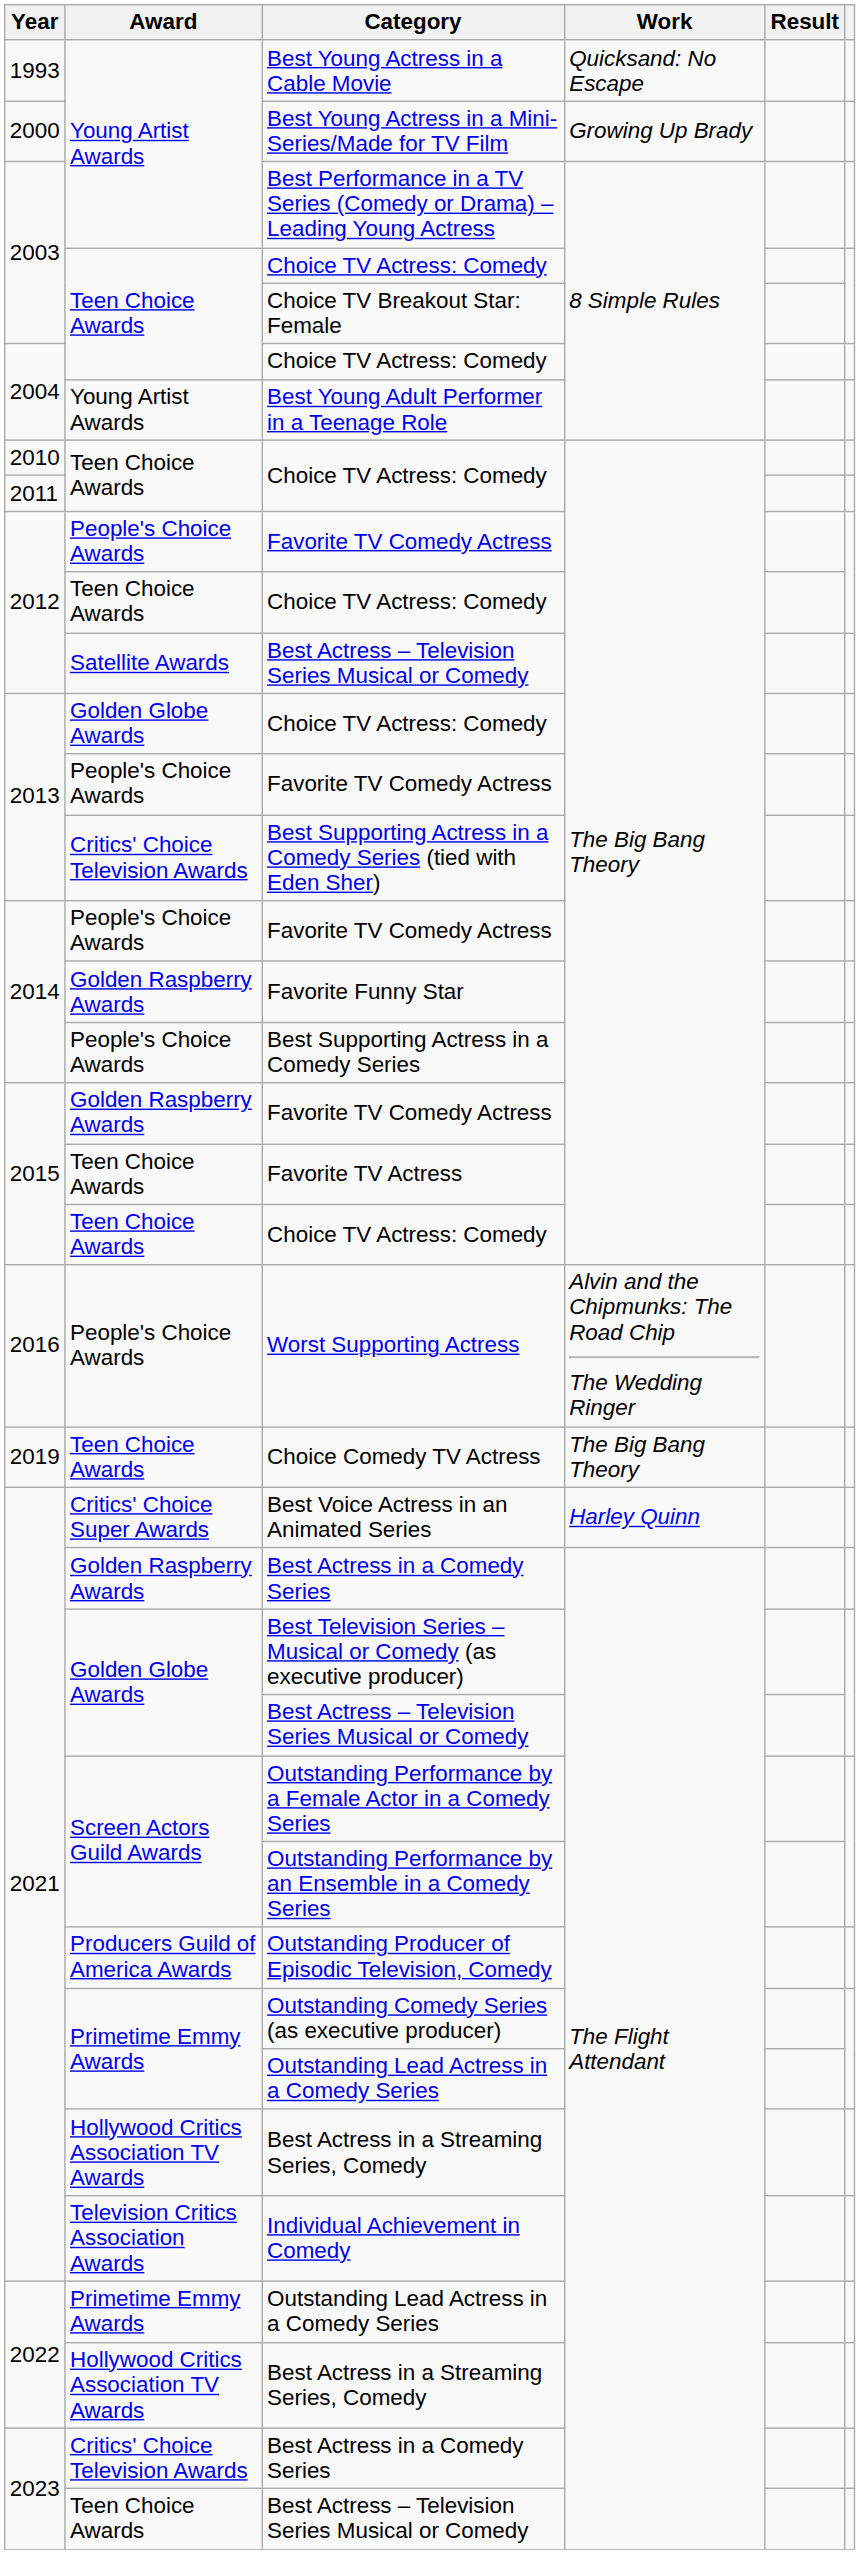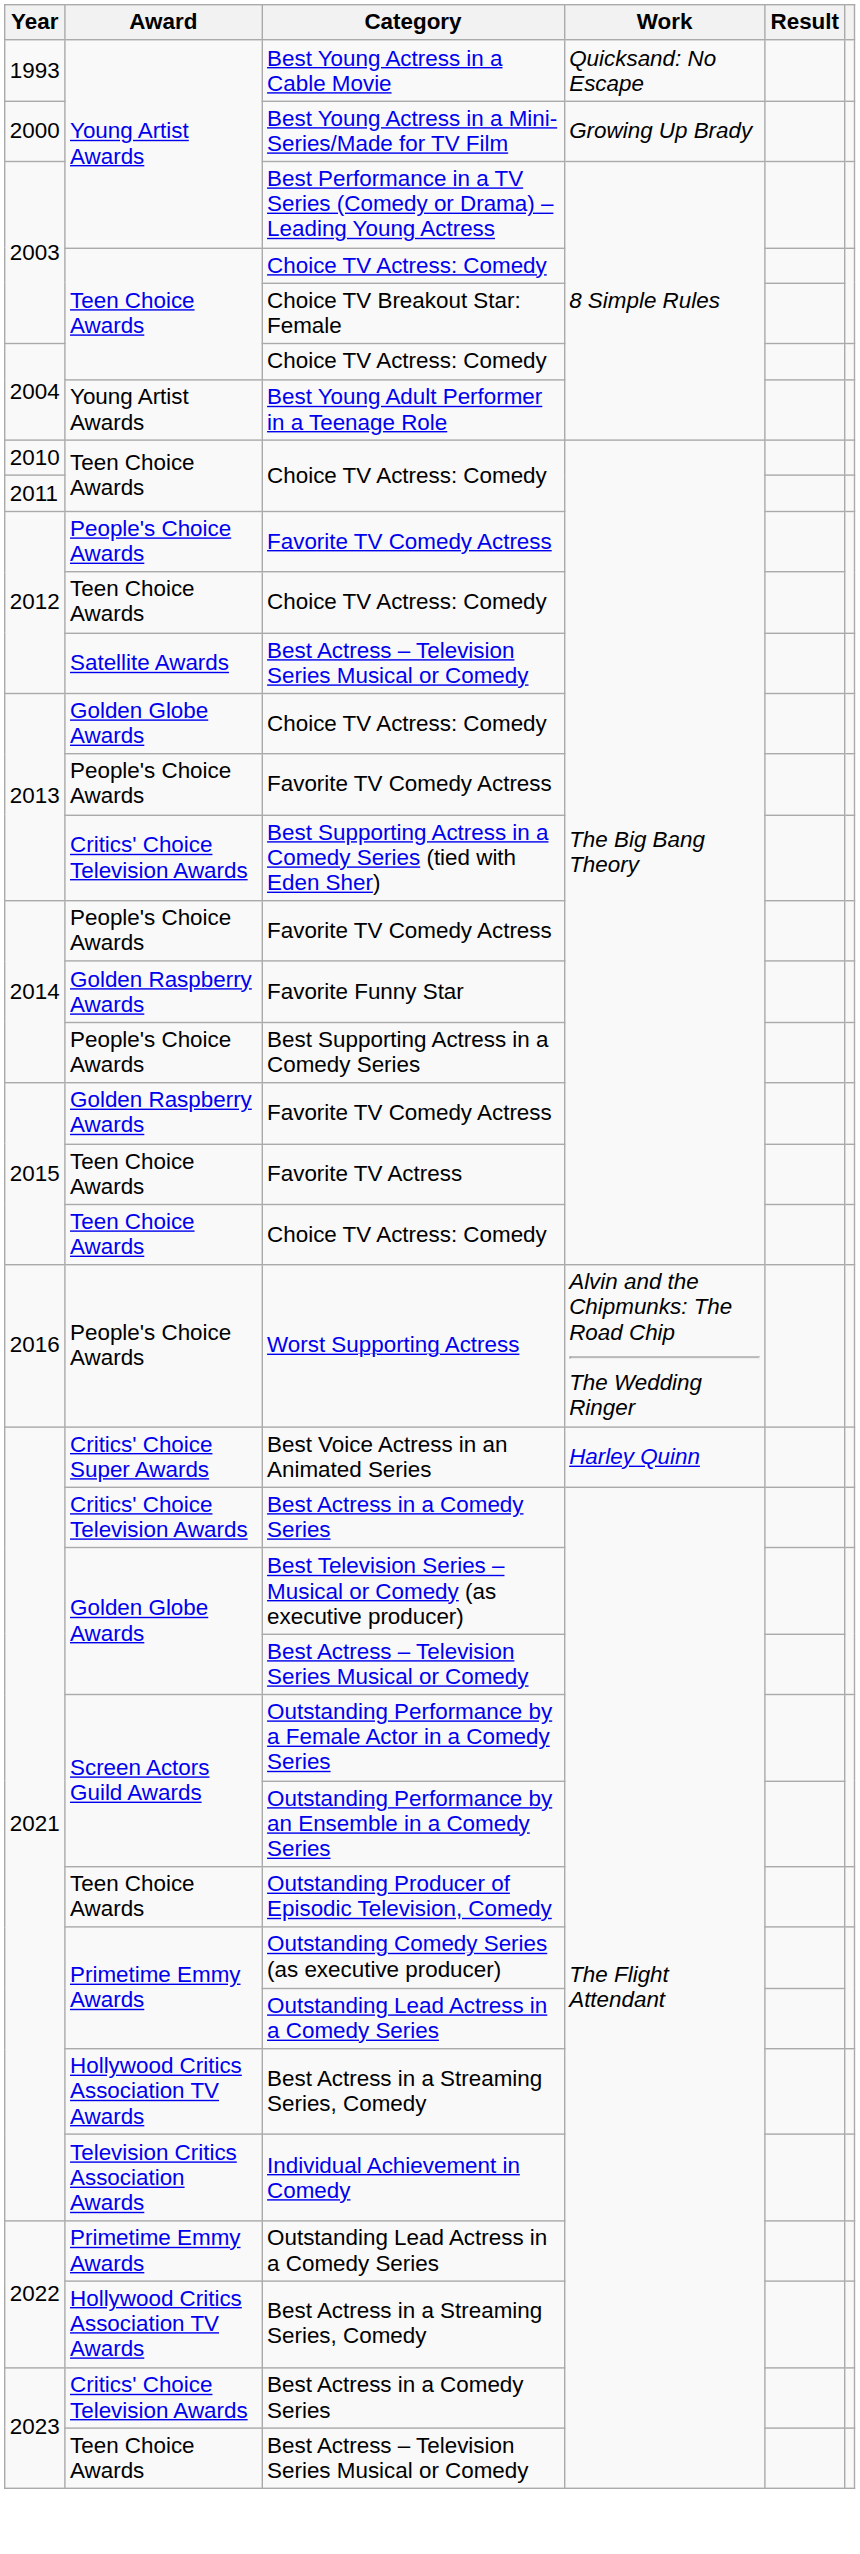- row: (35, 1456)
(161, 1578) Golden Raspberry Awards -> (159, 1517) Critics' Choice Television Awards
(163, 1957) Producers Guild of America Awards -> (132, 1896) Teen Choice Awards
